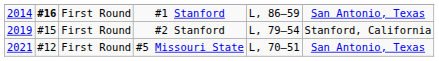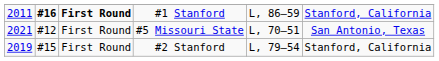(20, 13) 2014 -> (20, 13) 2011
(96, 13) normal -> (96, 13) bold
(368, 13) San Antonio, Texas -> (368, 13) Stanford, California
rows swapped: (190, 30) <-> (190, 47)
